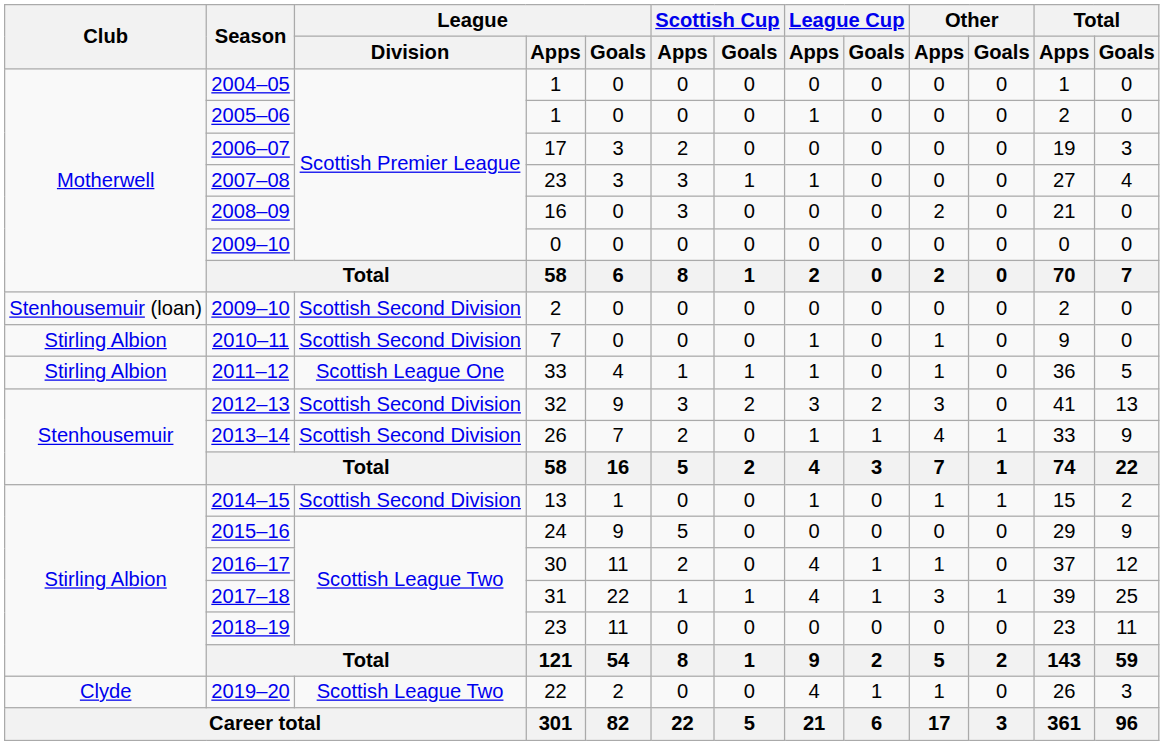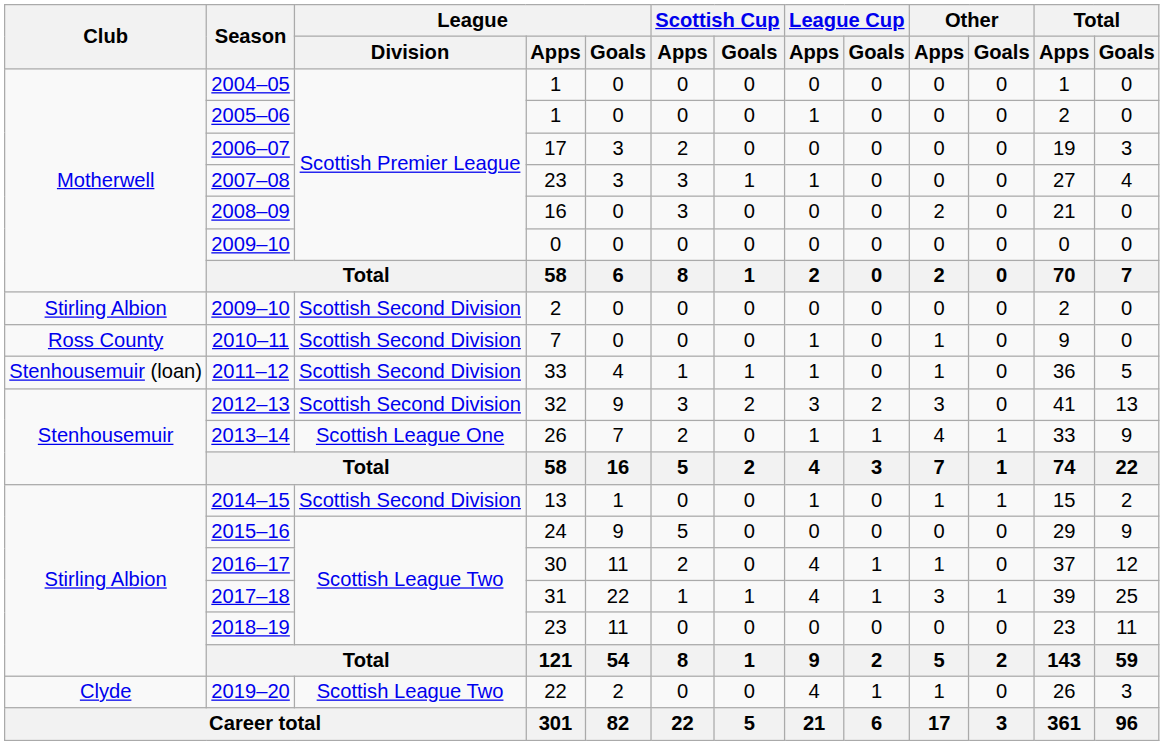(106, 308) Stenhousemuir (loan) -> (106, 308) Stirling Albion
(106, 340) Stirling Albion -> (106, 340) Ross County
(106, 372) Stirling Albion -> (106, 372) Stenhousemuir (loan)
(410, 372) Scottish League One -> (410, 372) Scottish Second Division
(410, 436) Scottish Second Division -> (410, 436) Scottish League One
